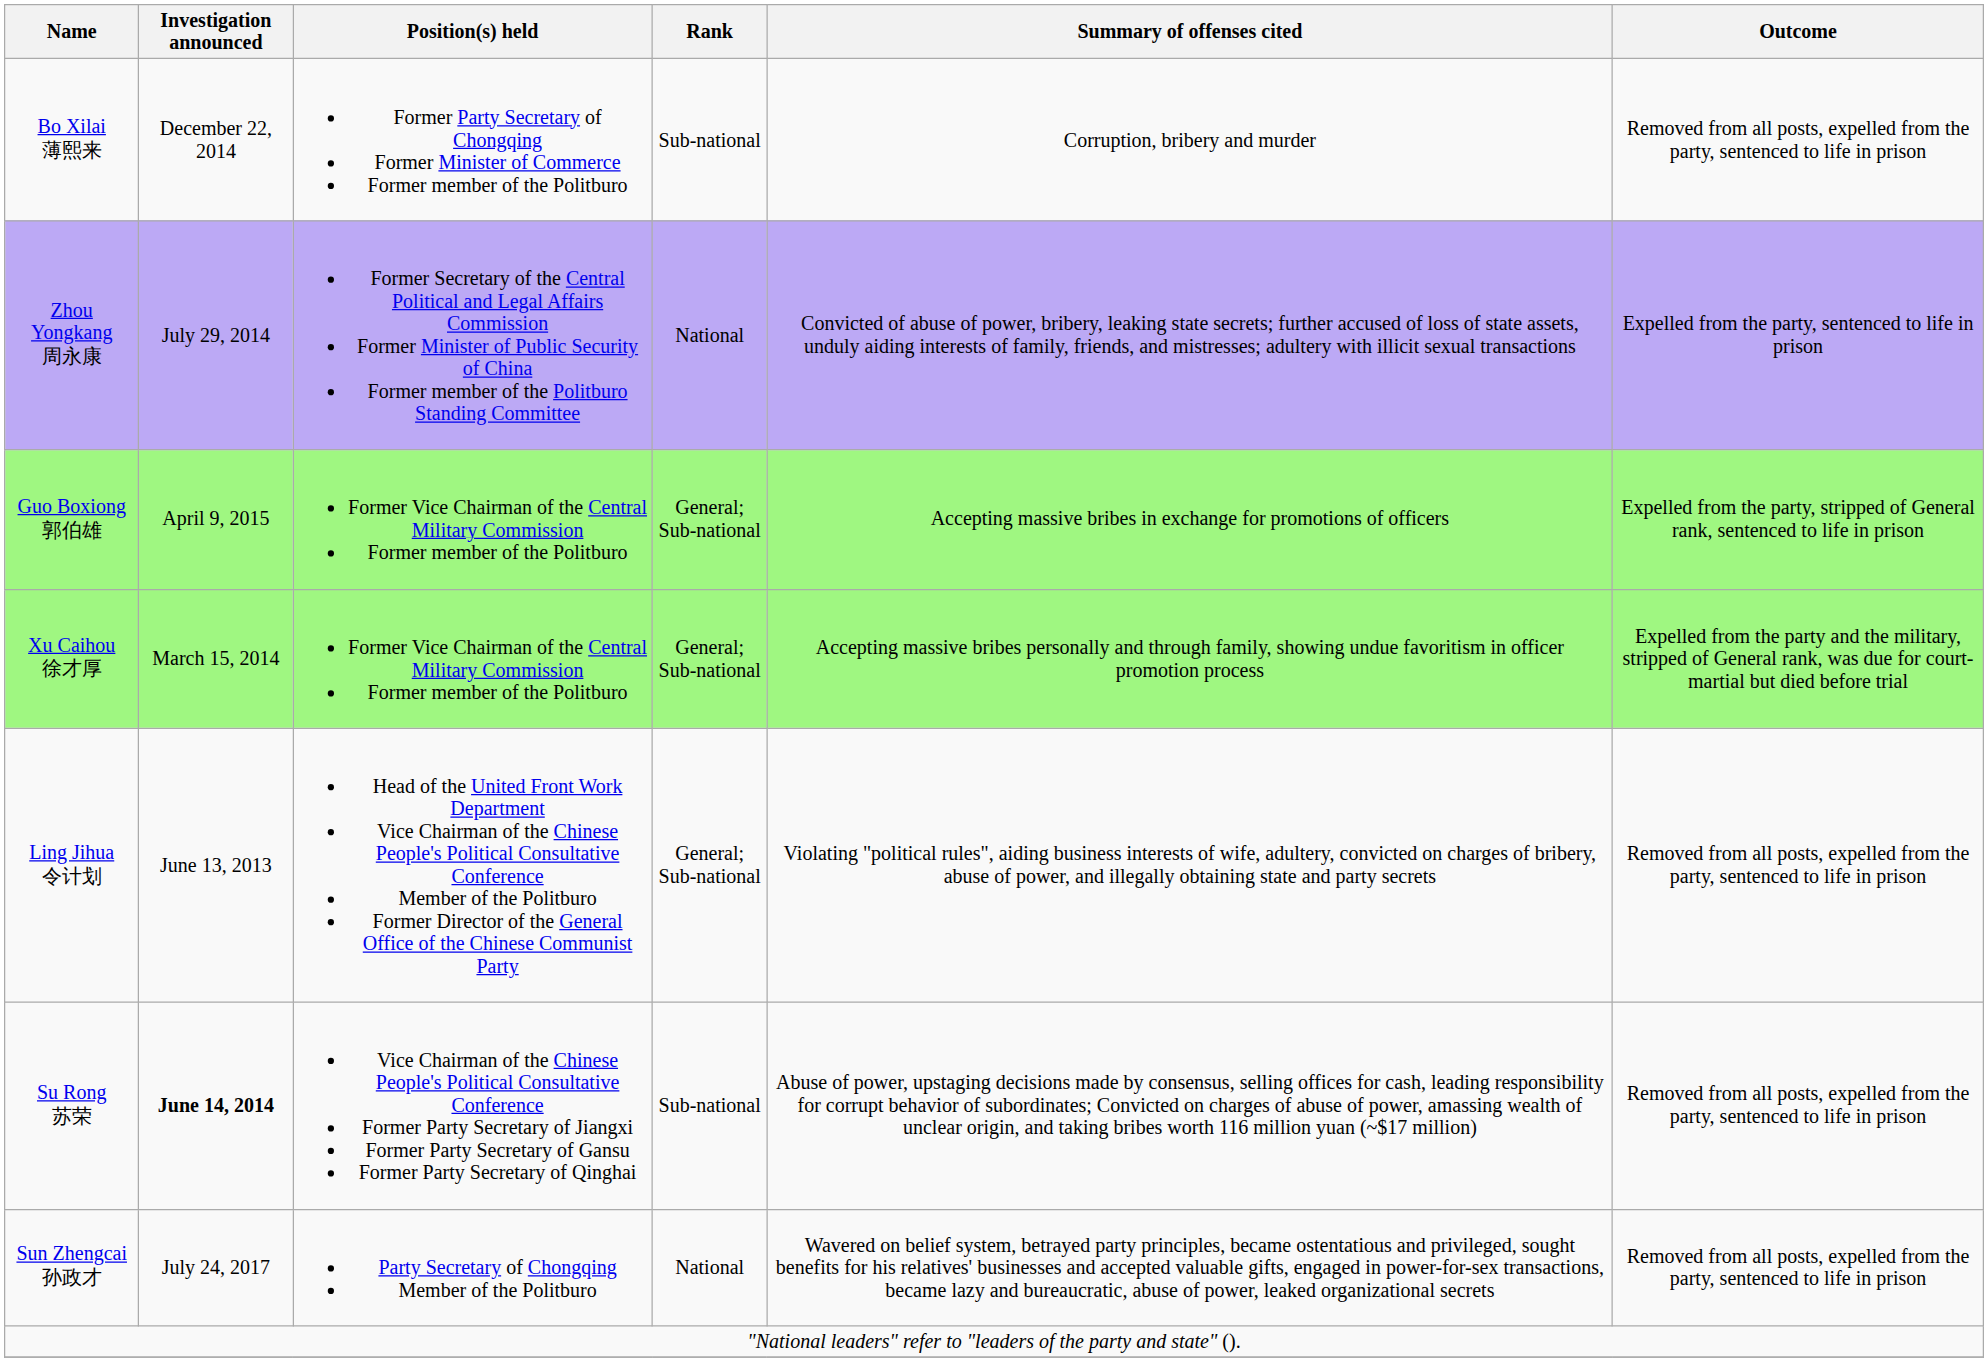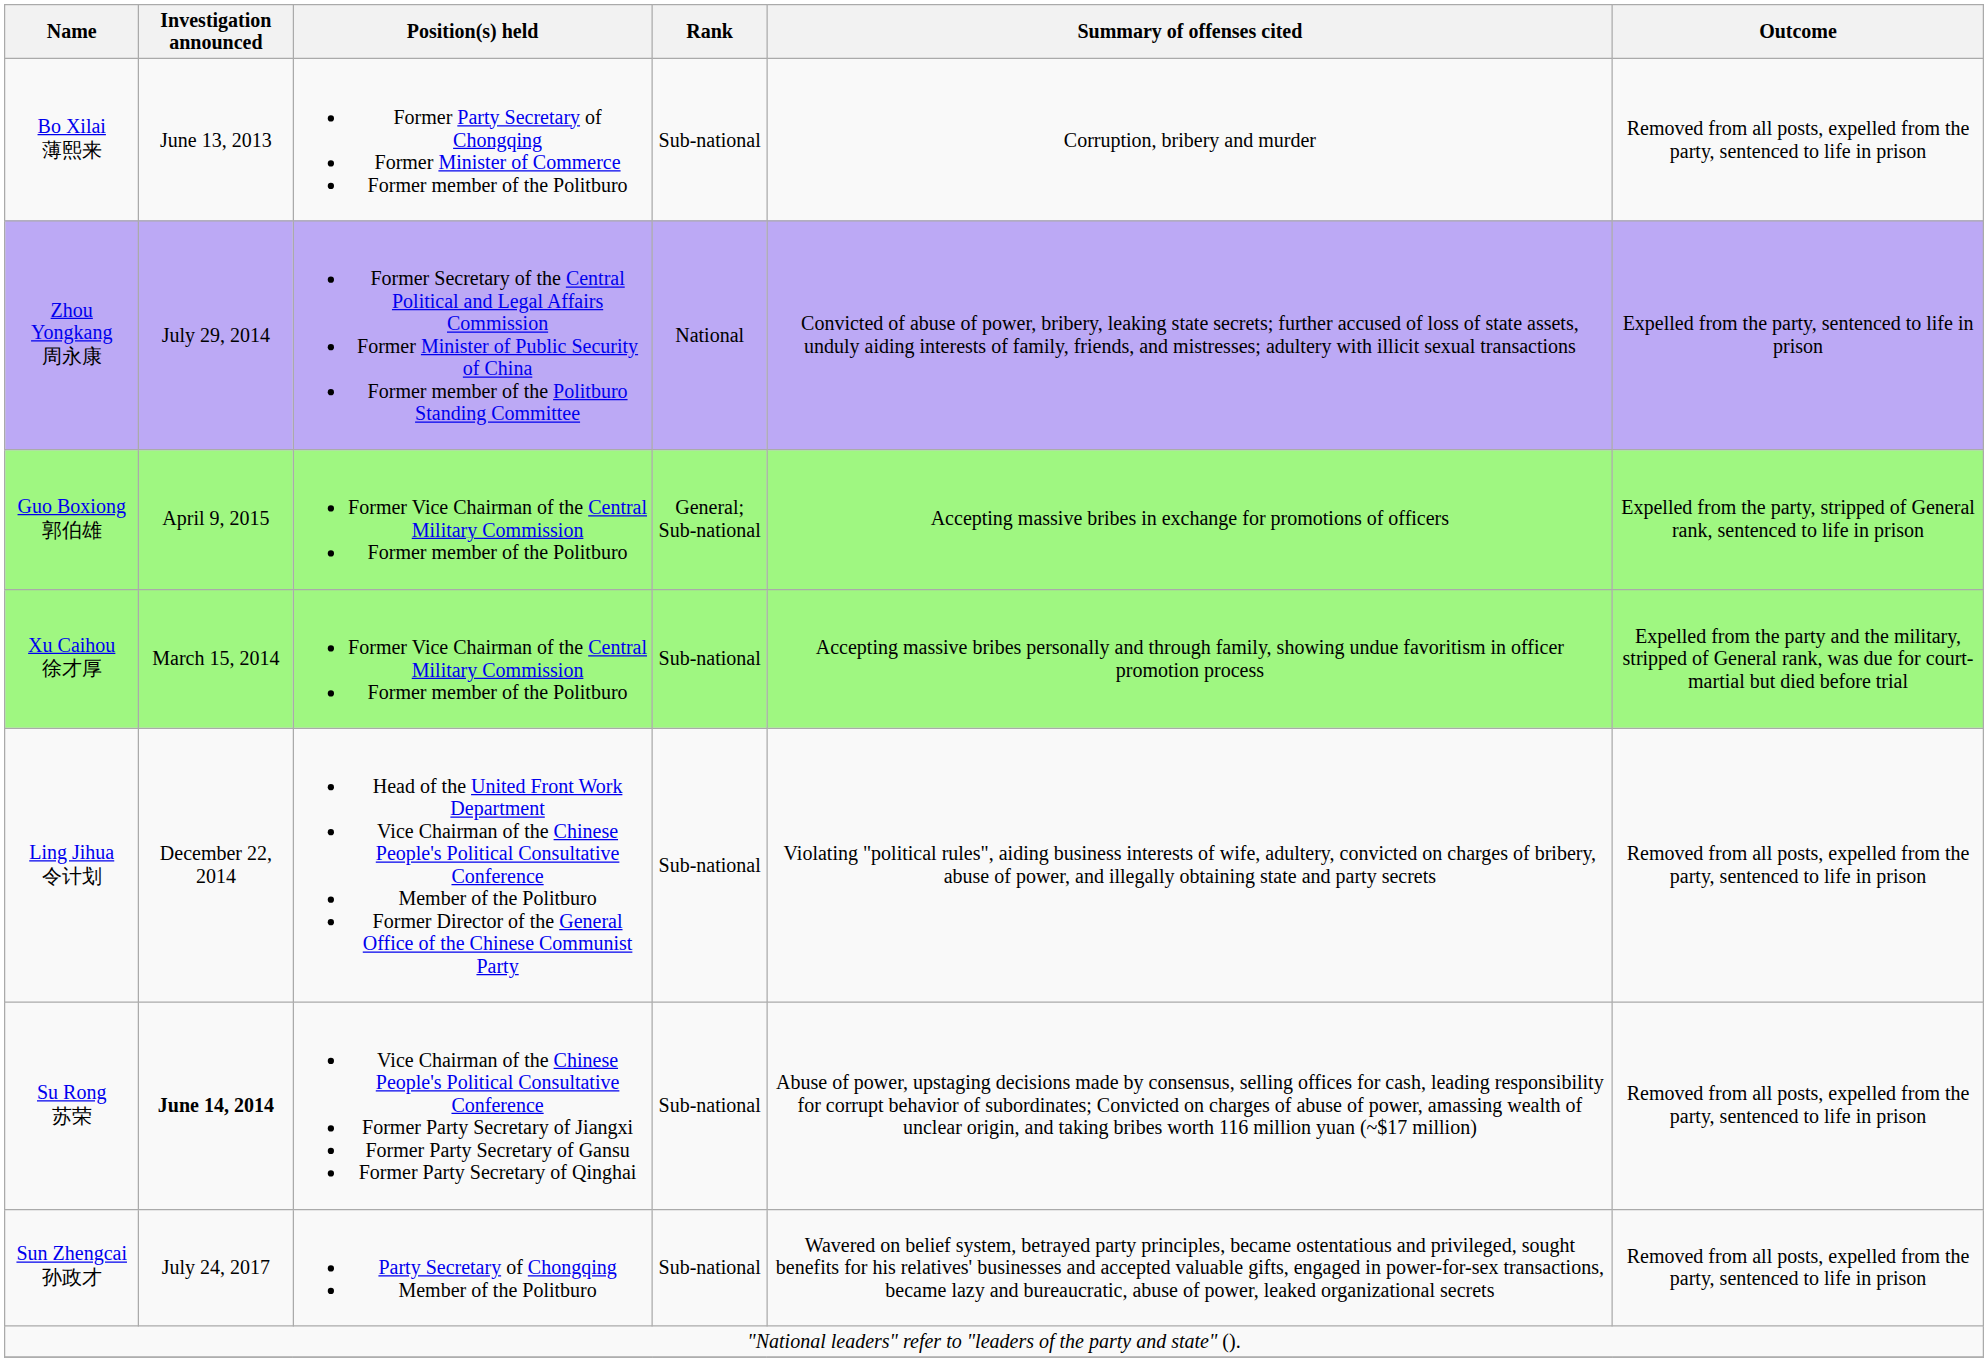(216, 139) December 22, 2014 -> (216, 139) June 13, 2013
(710, 658) General; Sub-national -> (710, 658) Sub-national
(216, 865) June 13, 2013 -> (216, 865) December 22, 2014
(710, 865) General; Sub-national -> (710, 865) Sub-national
(710, 1267) National -> (710, 1267) Sub-national
